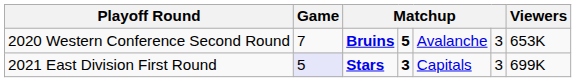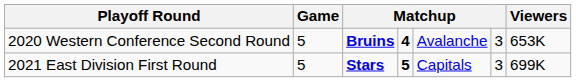(301, 40) 7 -> (301, 40) 5
(406, 40) 5 -> (406, 40) 4
(301, 64) lavender background -> (301, 64) no background
(406, 64) 3 -> (406, 64) 5
